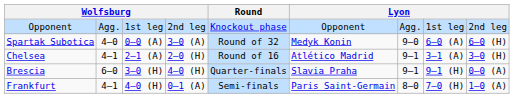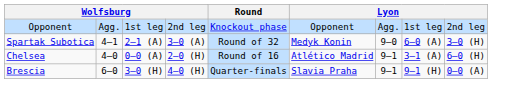(109, 41) 4–0 -> (109, 41) 4–1
(144, 41) 0–0 (A) -> (144, 41) 2–1 (A)
(488, 41) 6–0 (H) -> (466, 41) 3–0 (H)
(109, 56) 4–1 -> (109, 56) 4–0
(144, 56) 2–1 (A) -> (144, 56) 0–0 (A)
(488, 56) 3–0 (H) -> (466, 56) 6–0 (H)
- row: (31, 86)
